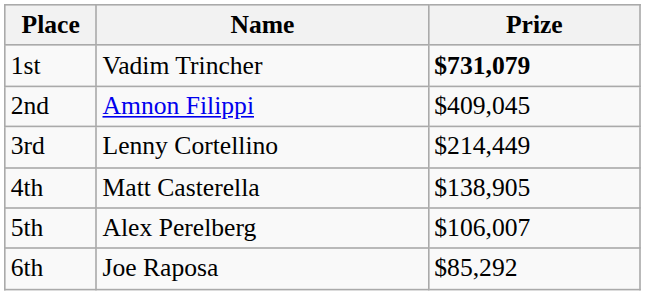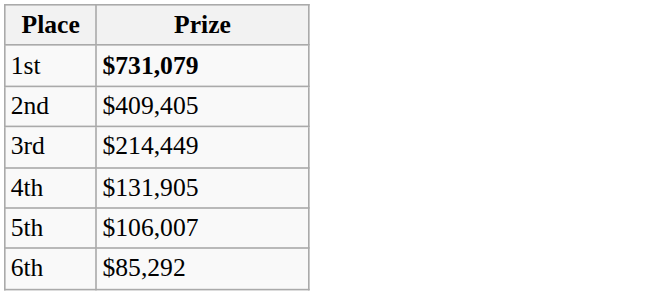- column: (262, 24)
(482, 106) $409,045 -> (150, 106) $409,405
(482, 187) $138,905 -> (150, 187) $131,905
